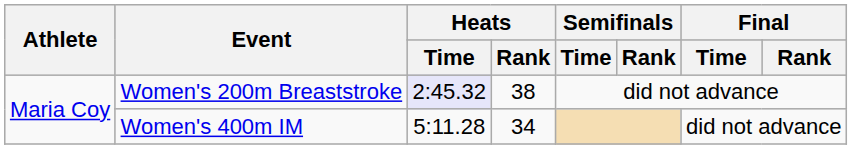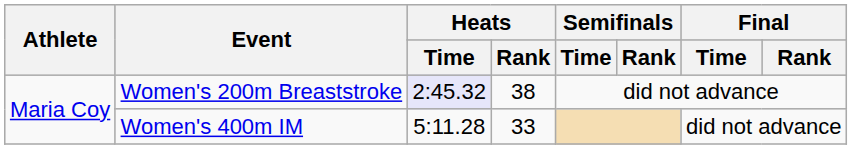(523, 127) 34 -> (523, 127) 33
